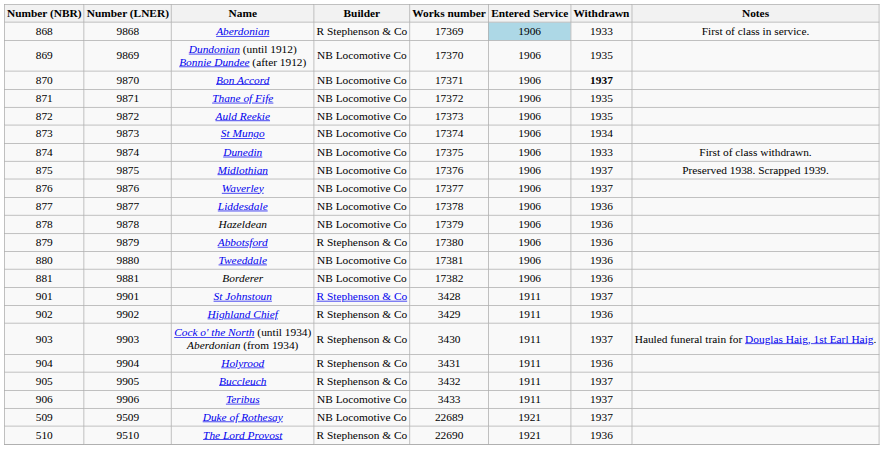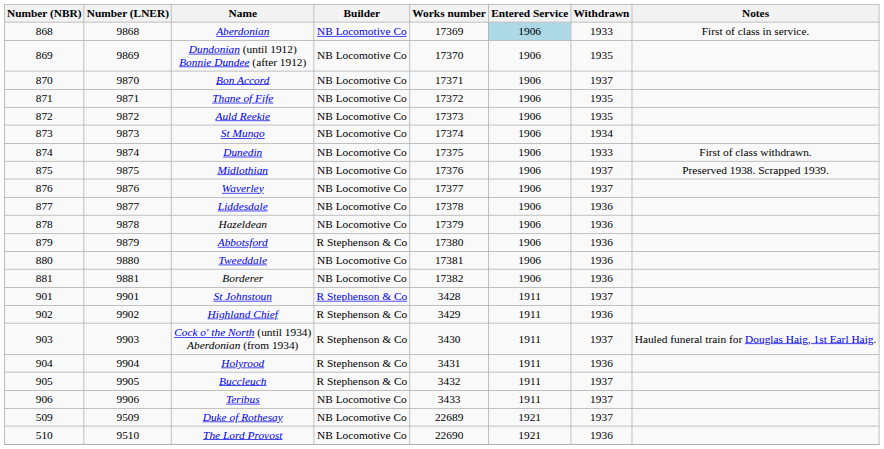(362, 31) R Stephenson & Co -> (362, 31) NB Locomotive Co
(601, 80) bold -> (601, 80) normal
(362, 435) R Stephenson & Co -> (362, 435) NB Locomotive Co
